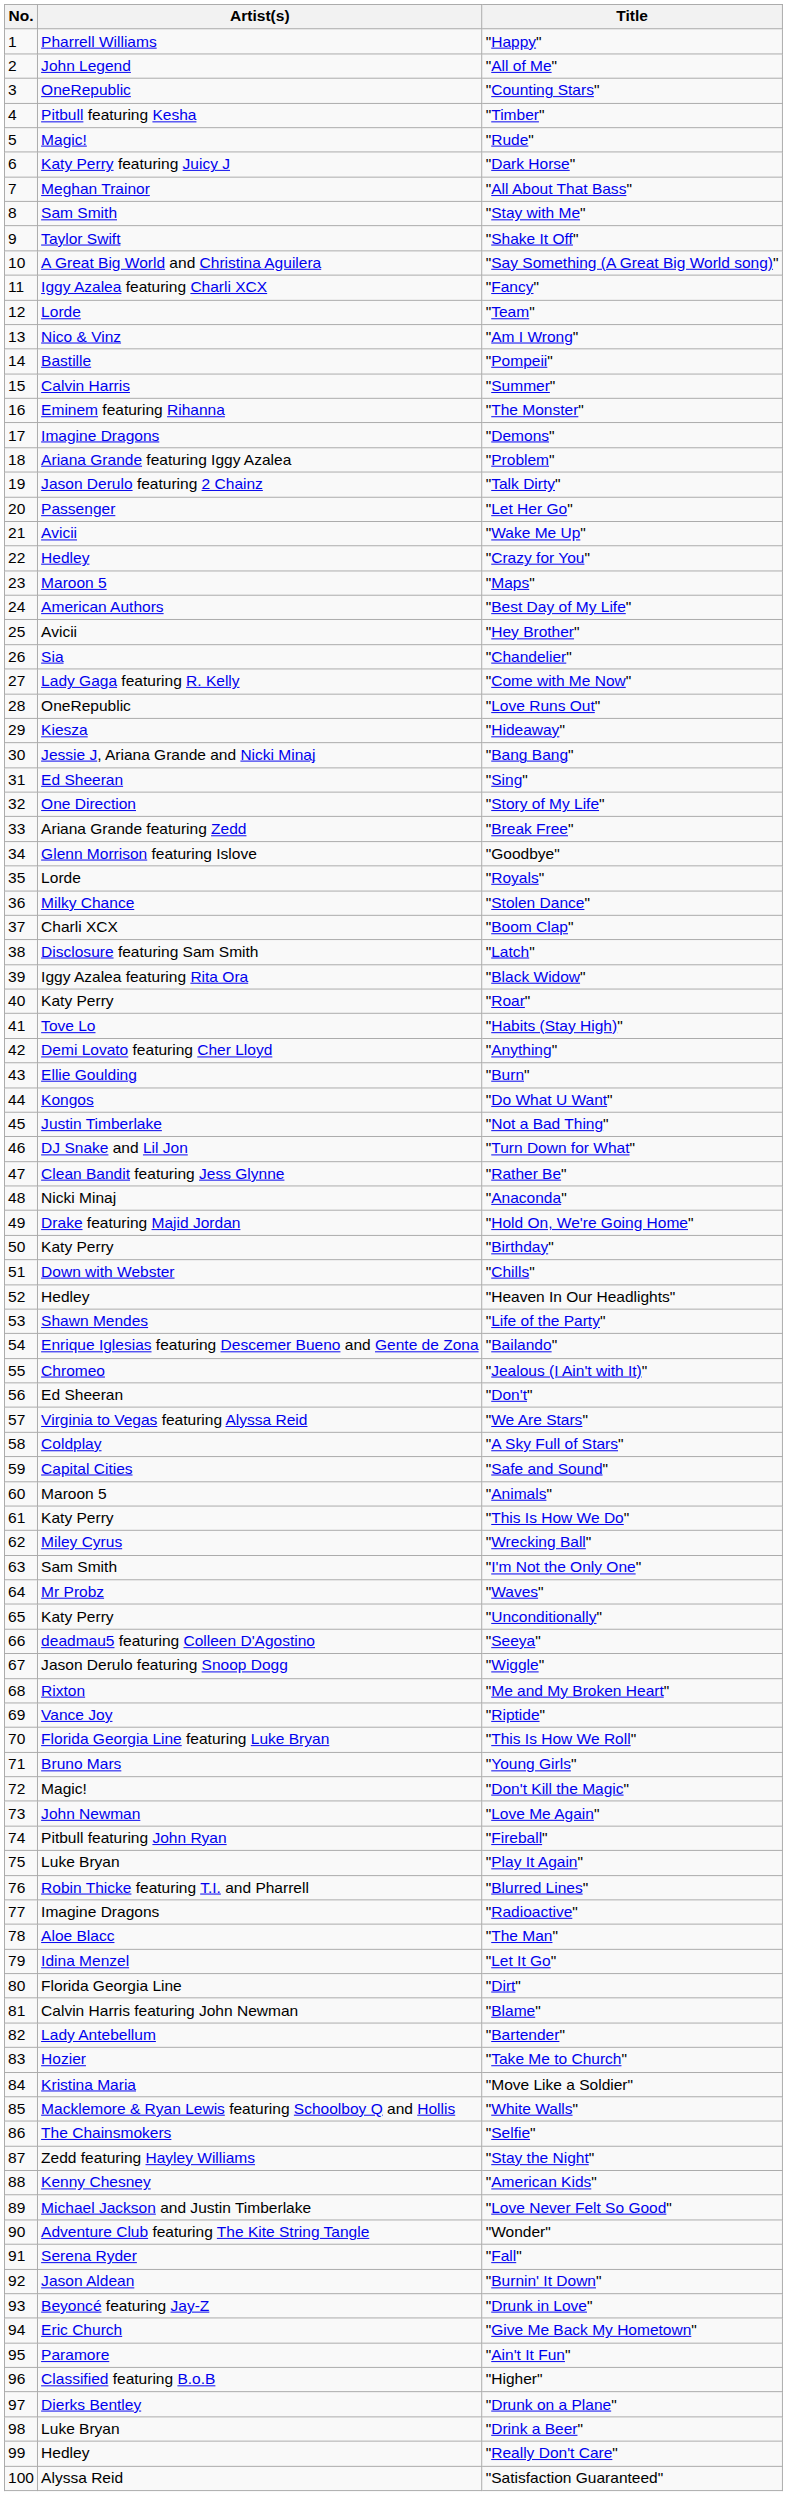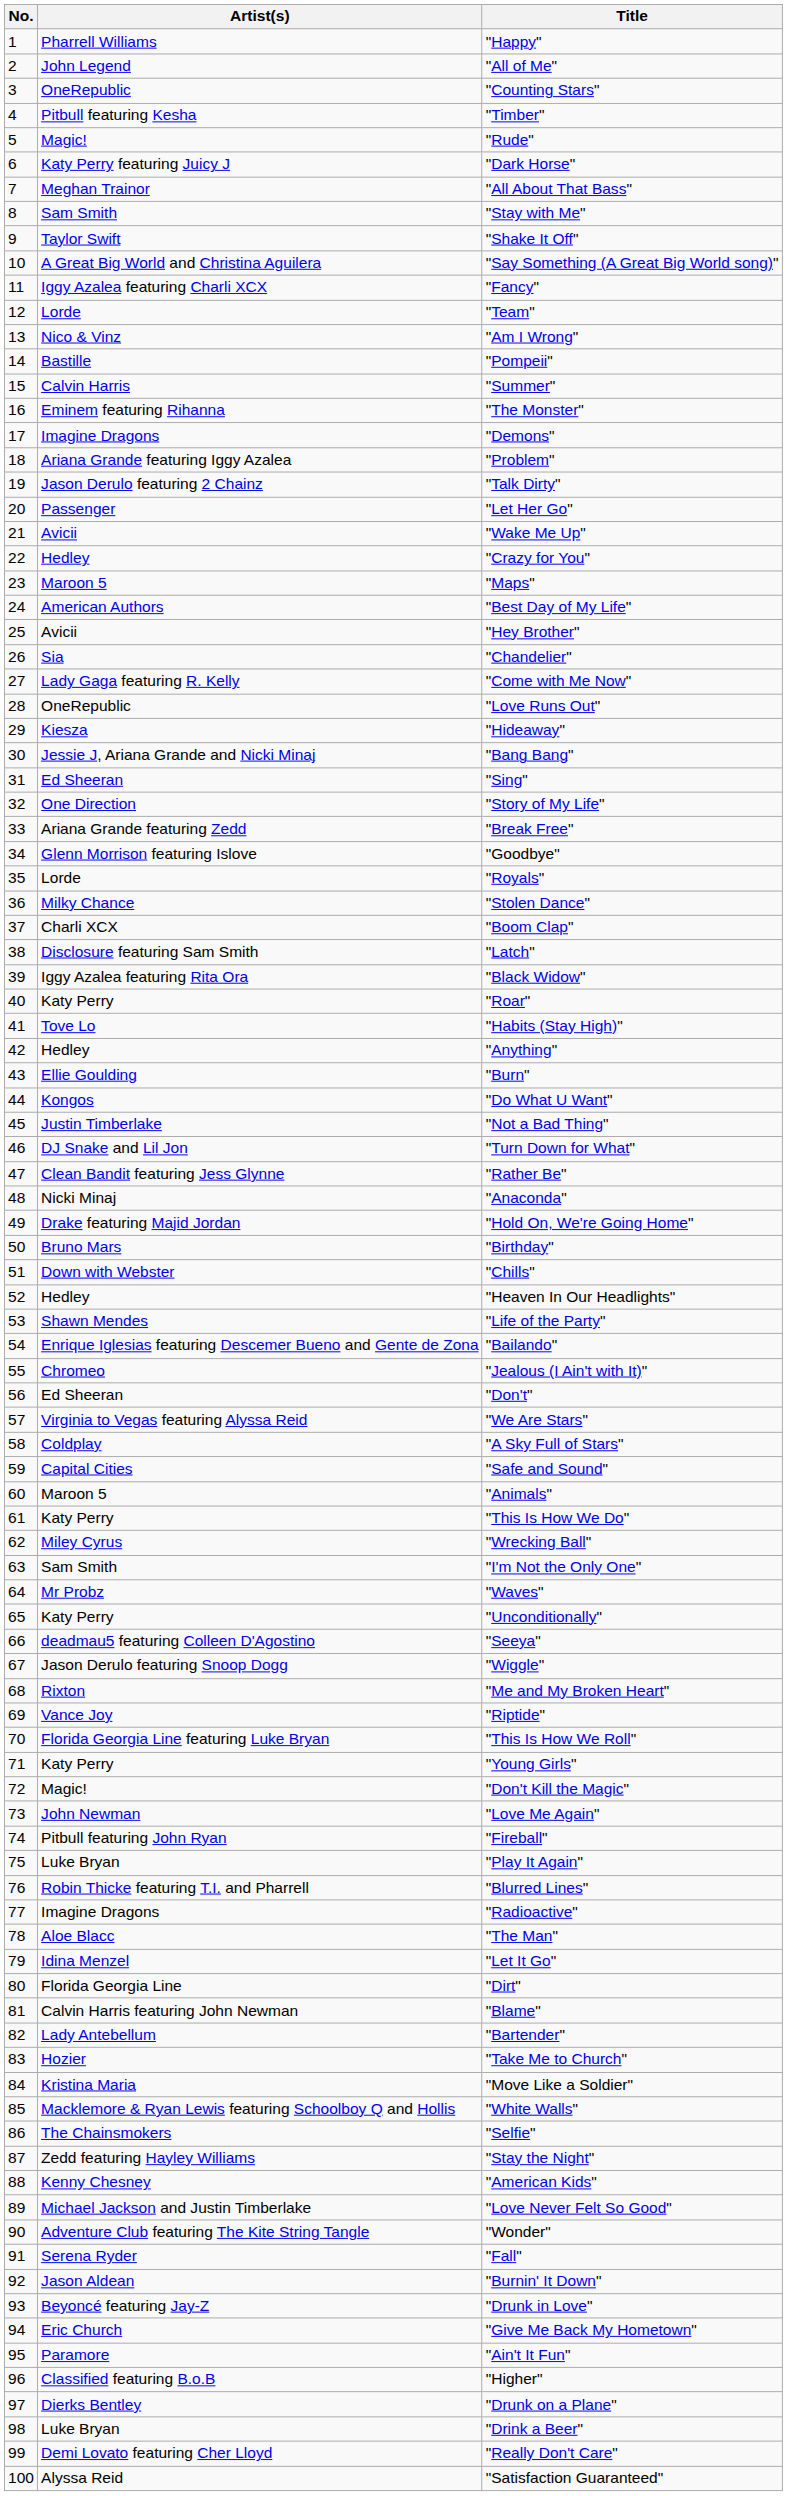(157, 1050) Demi Lovato featuring Cher Lloyd -> (65, 1050) Hedley
(77, 1247) Katy Perry -> (81, 1247) Bruno Mars
(81, 1764) Bruno Mars -> (77, 1764) Katy Perry
(65, 2453) Hedley -> (157, 2453) Demi Lovato featuring Cher Lloyd
